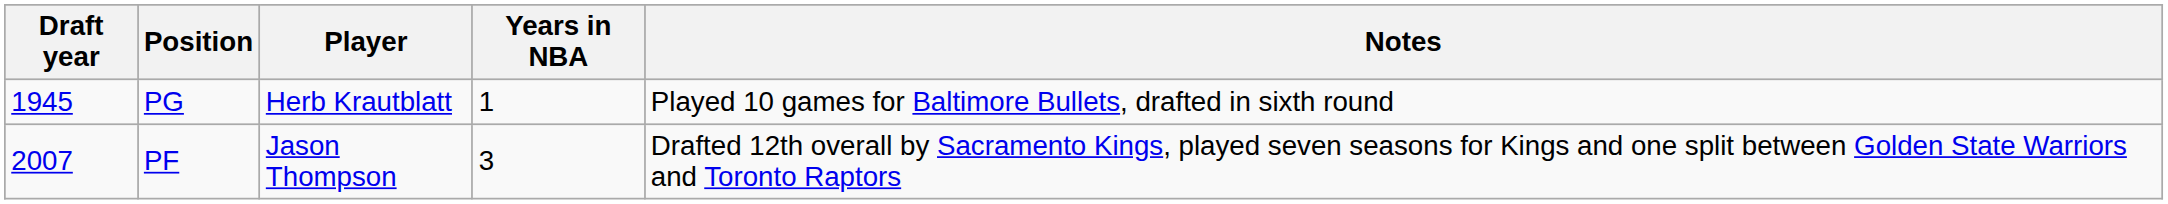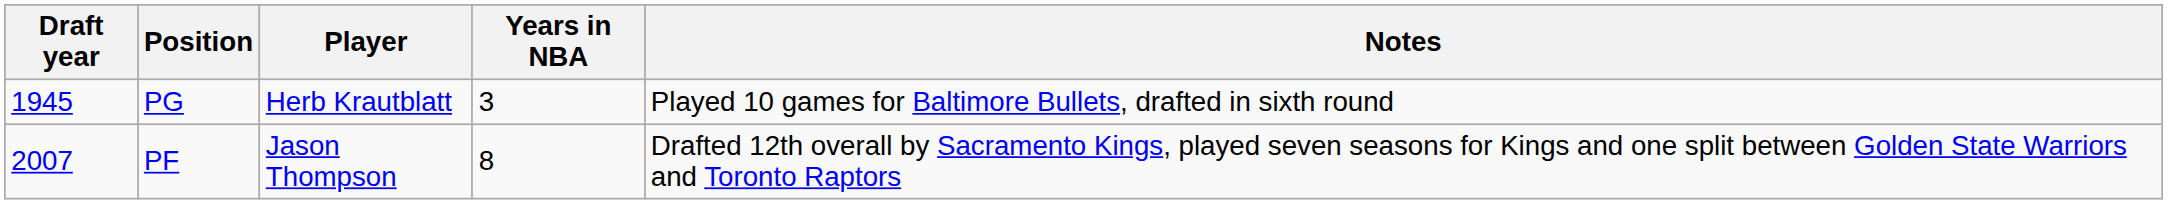(486, 101) 1 -> (486, 101) 3
(486, 160) 3 -> (486, 160) 8
